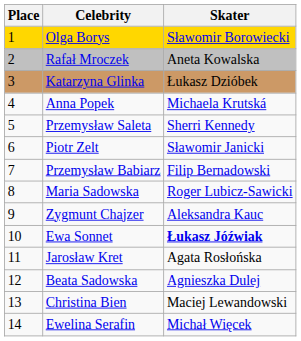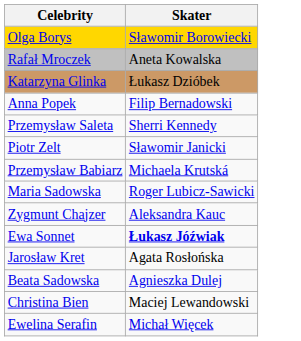- column: (23, 15)
(217, 103) Michaela Krutská -> (180, 103) Filip Bernadowski
(219, 170) Filip Bernadowski -> (179, 170) Michaela Krutská
